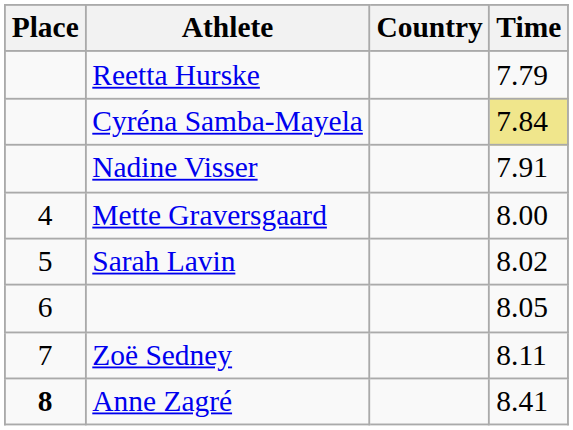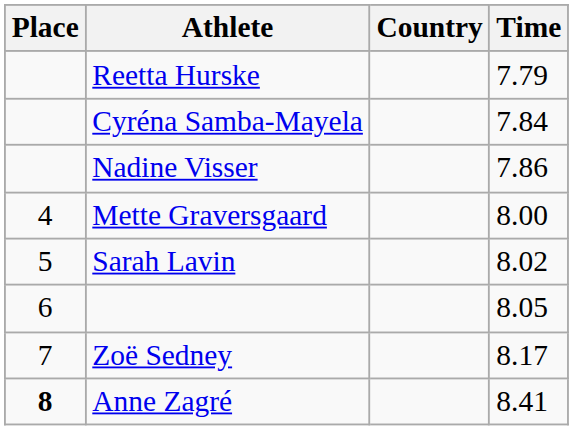(522, 121) khaki background -> (522, 121) no background
(522, 167) 7.91 -> (522, 167) 7.86
(522, 354) 8.11 -> (522, 354) 8.17
